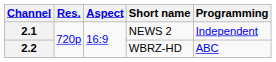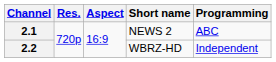(227, 31) Independent -> (207, 31) ABC
(207, 48) ABC -> (227, 48) Independent
